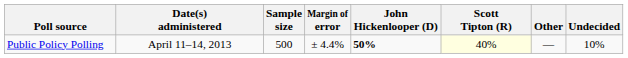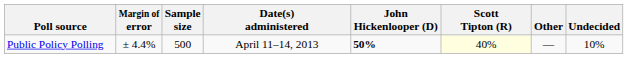columns swapped: (190, 19) <-> (328, 20)
